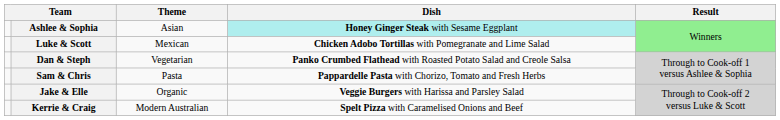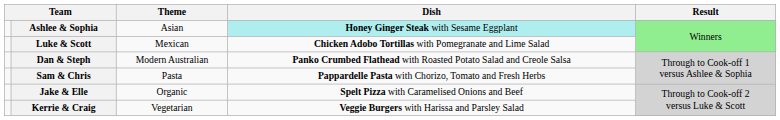(172, 60) Vegetarian -> (172, 60) Modern Australian
(432, 92) Veggie Burgers with Harissa and Parsley Salad -> (432, 92) Spelt Pizza with Caramelised Onions and Beef
(172, 108) Modern Australian -> (172, 108) Vegetarian
(432, 108) Spelt Pizza with Caramelised Onions and Beef -> (432, 108) Veggie Burgers with Harissa and Parsley Salad
